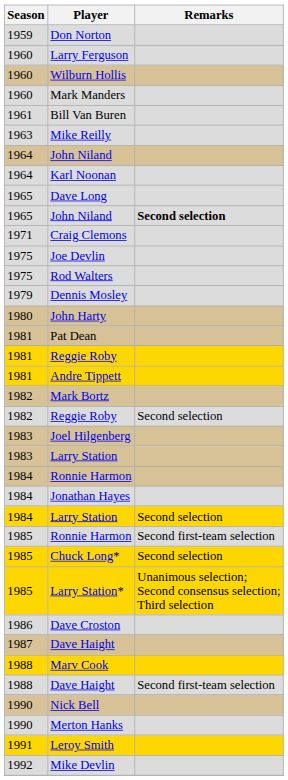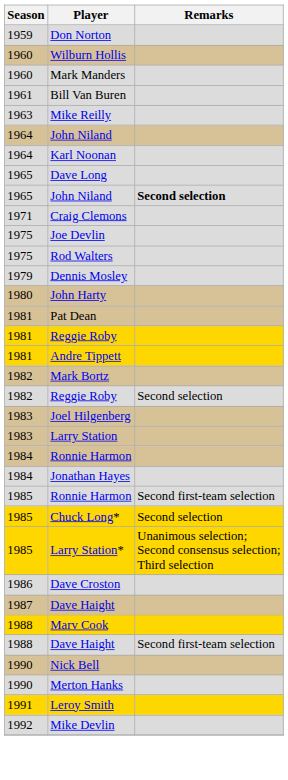- row: (20, 55)
- row: (20, 516)
